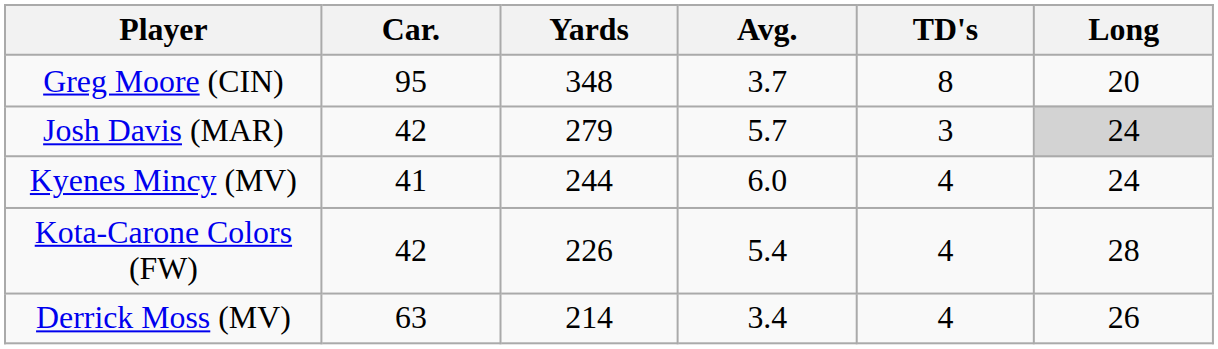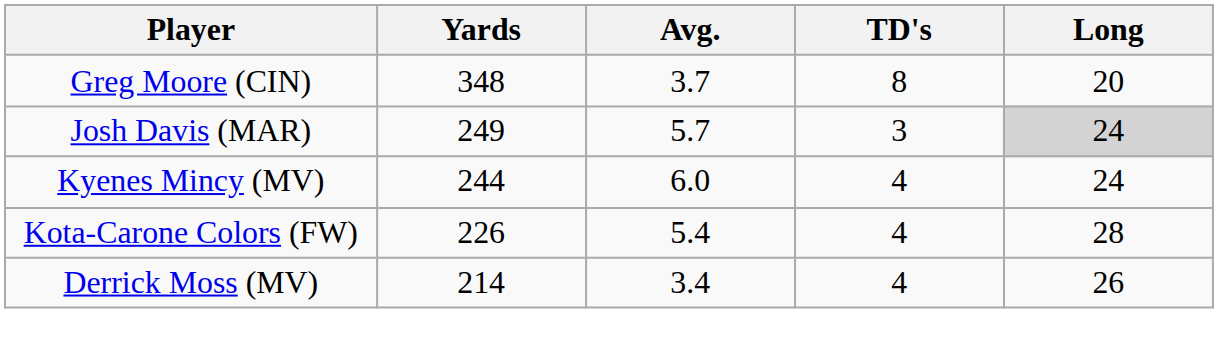- column: (411, 29)
(589, 130) 279 -> (481, 130) 249
